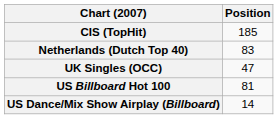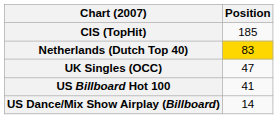(248, 50) no background -> (248, 50) gold background
(248, 86) 81 -> (248, 86) 41
